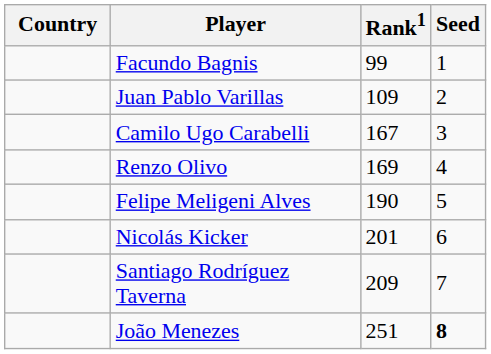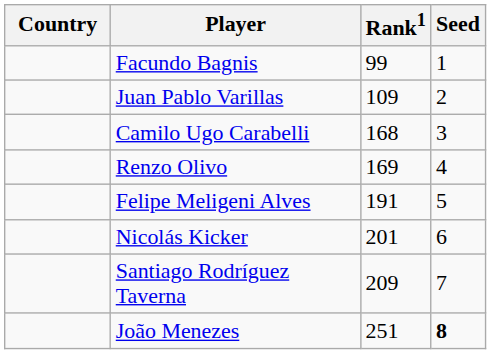(382, 132) 167 -> (382, 132) 168
(382, 201) 190 -> (382, 201) 191
